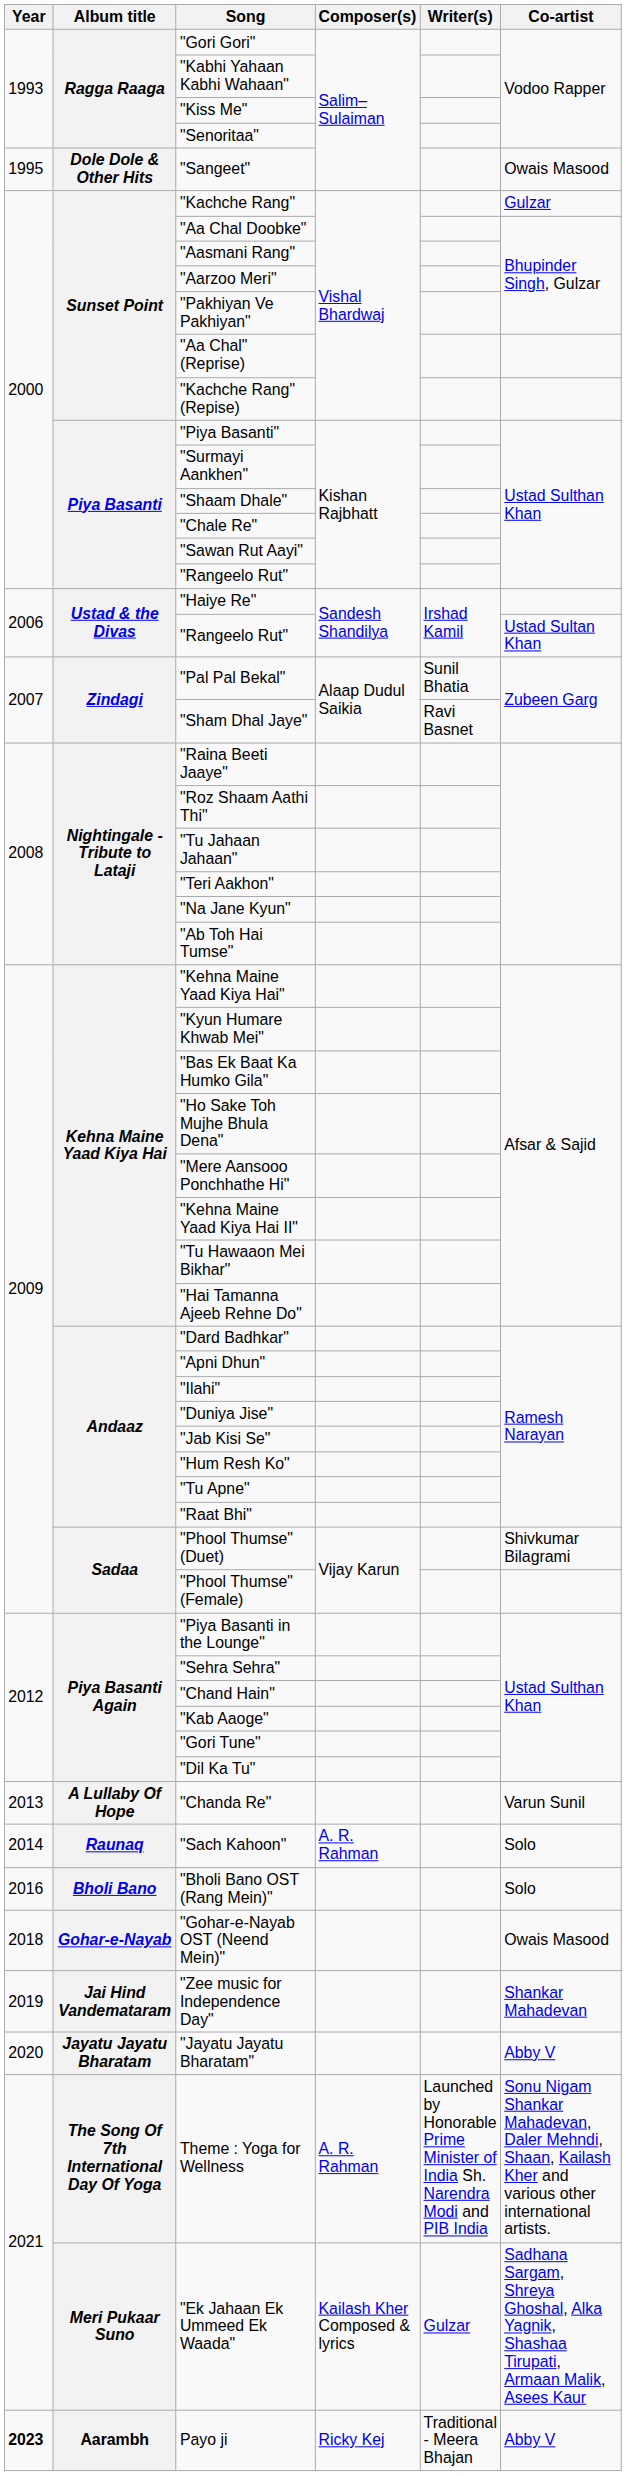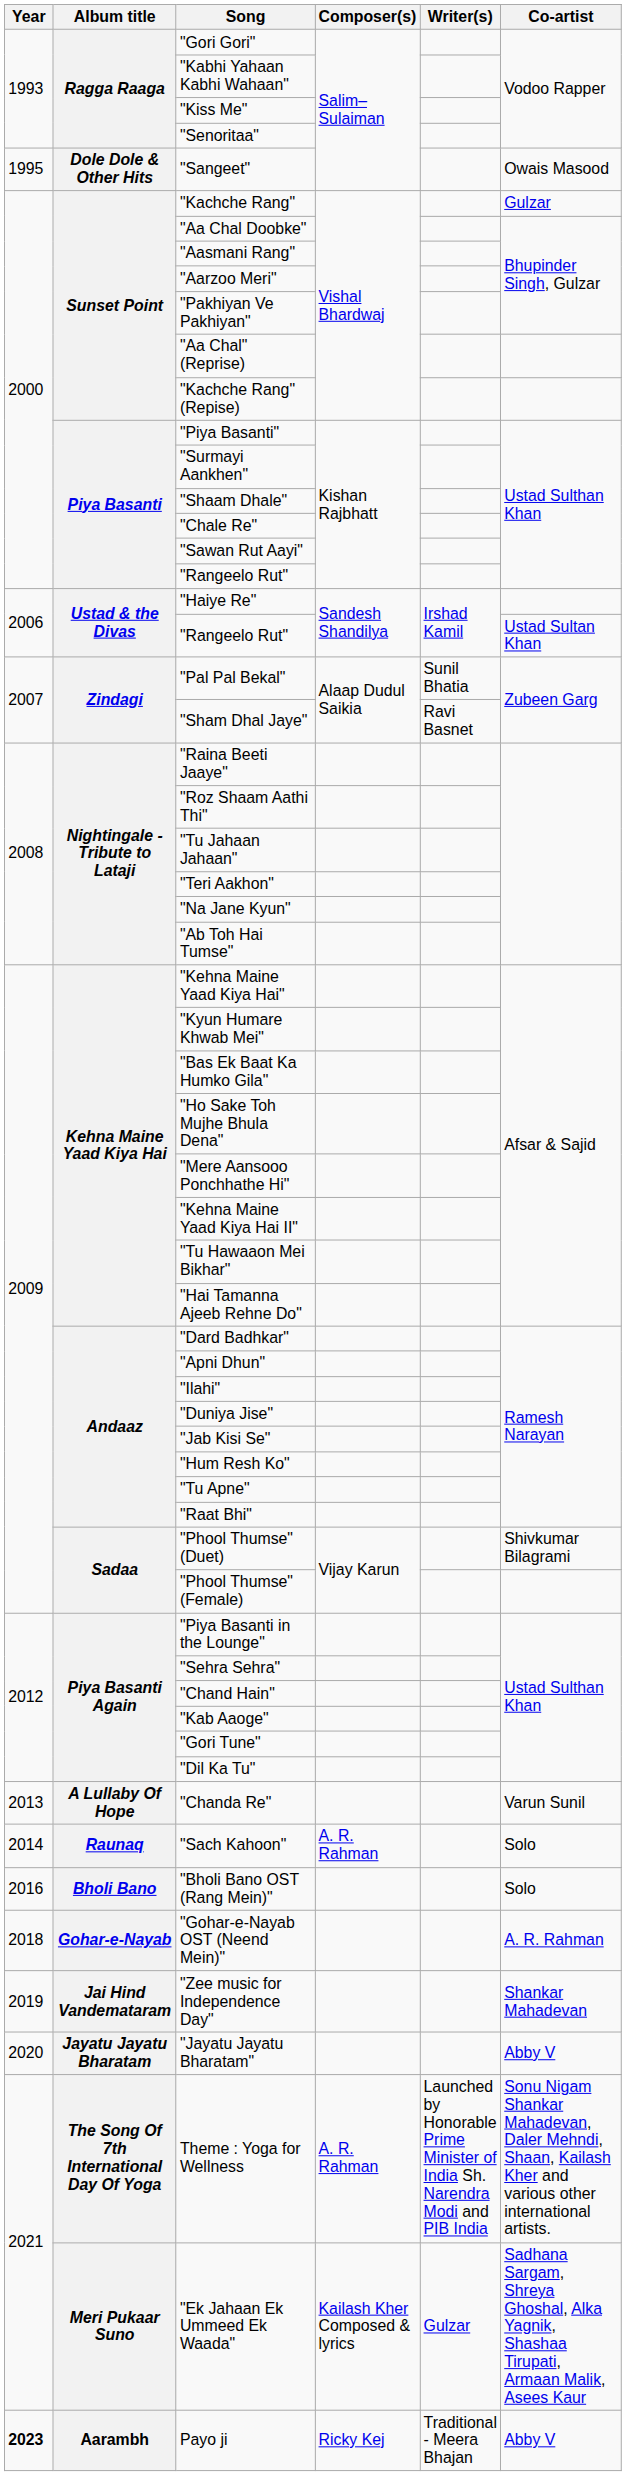(557, 1940) Owais Masood -> (554, 1940) A. R. Rahman
